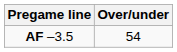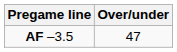(133, 36) 54 -> (133, 36) 47
